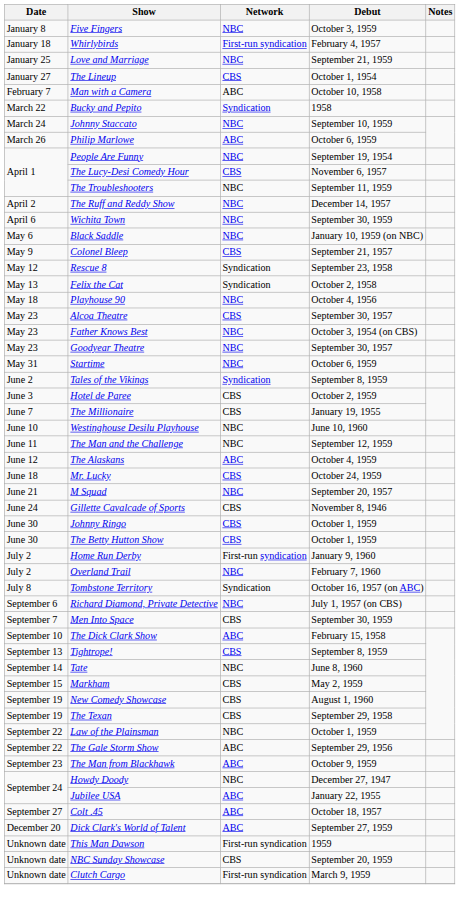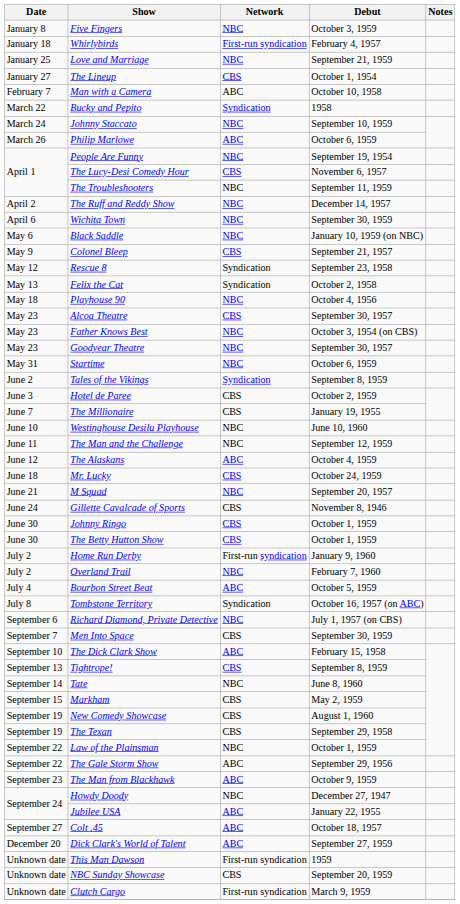+ row: (111, 587)
